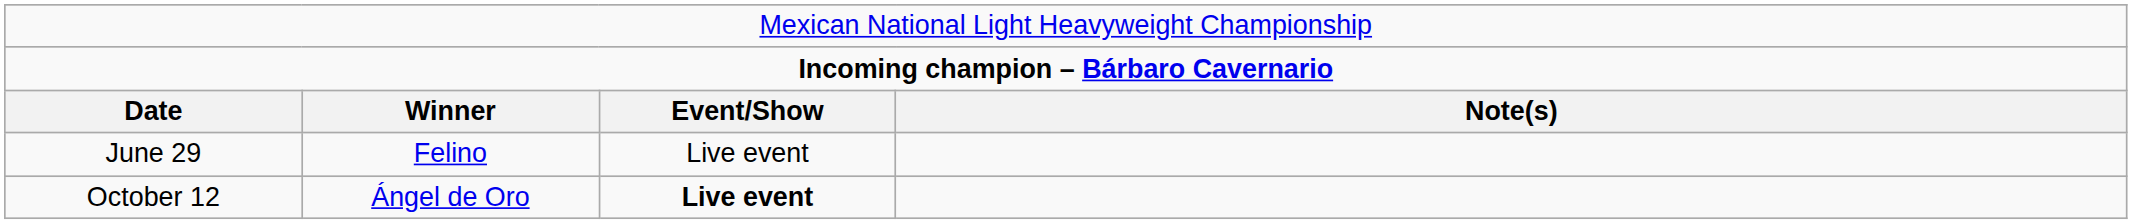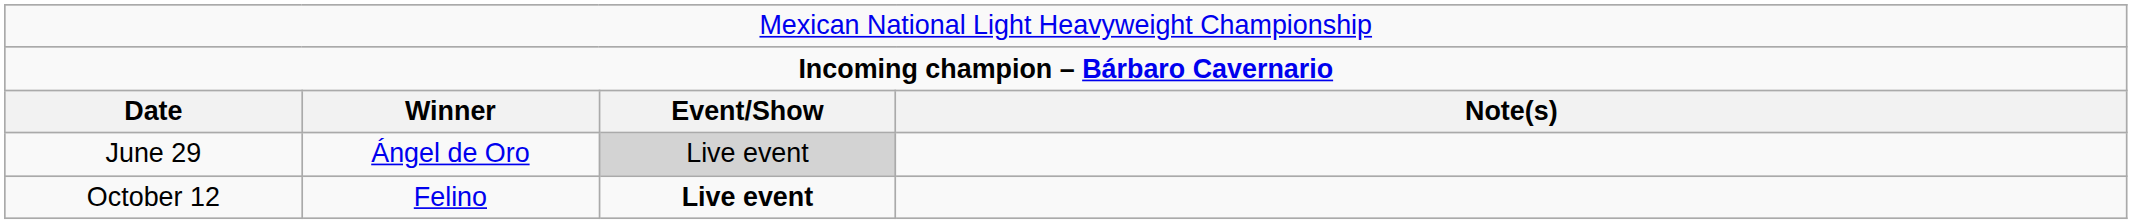(450, 153) Felino -> (450, 153) Ángel de Oro
(747, 153) no background -> (747, 153) lightgrey background
(450, 196) Ángel de Oro -> (450, 196) Felino
